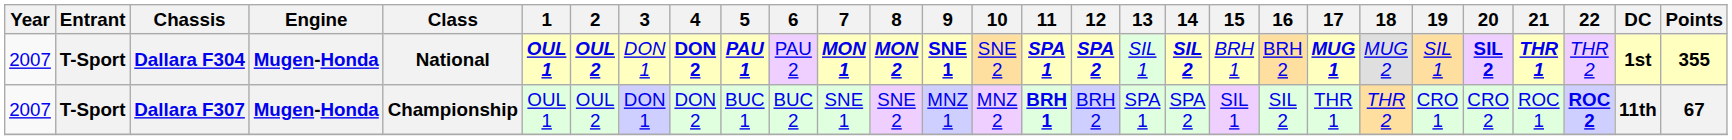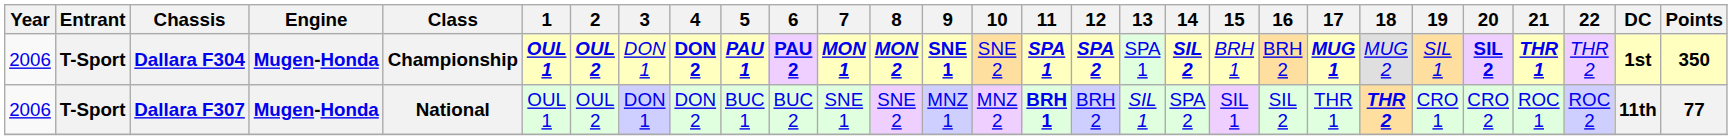(30, 59) 2007 -> (30, 59) 2006
(453, 59) National -> (453, 59) Championship
(793, 59) normal -> (793, 59) bold
(1142, 59) SIL 1 -> (1142, 59) SPA 1
(1694, 59) 355 -> (1694, 59) 350
(30, 109) 2007 -> (30, 109) 2006
(453, 109) Championship -> (453, 109) National
(1142, 109) SPA 1 -> (1142, 109) SIL 1
(1386, 109) normal -> (1386, 109) bold
(1589, 109) bold -> (1589, 109) normal
(1694, 109) 67 -> (1694, 109) 77
